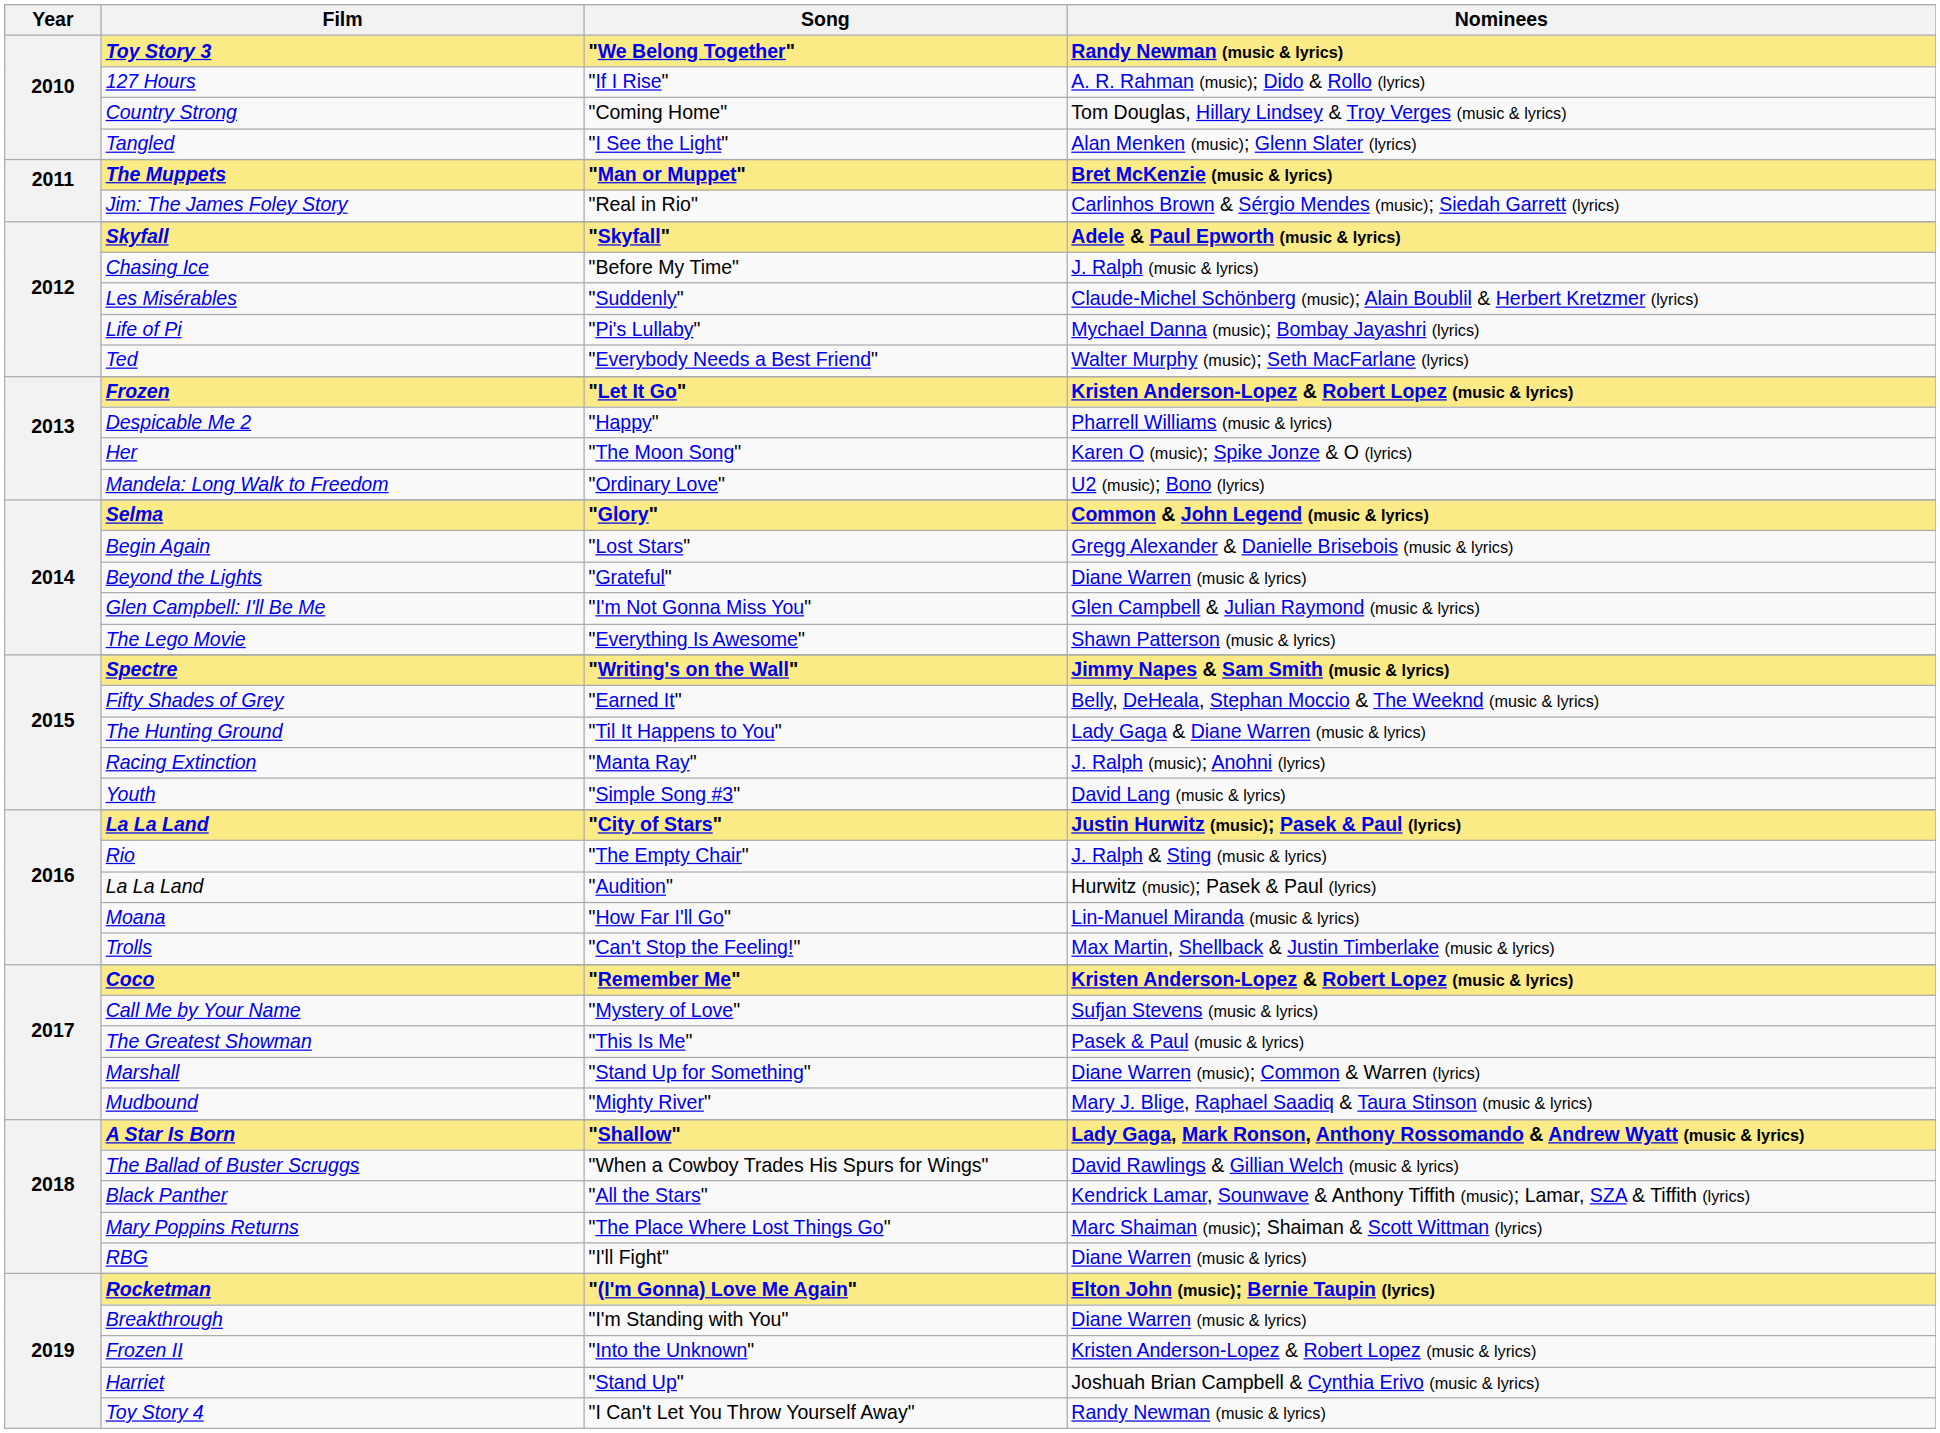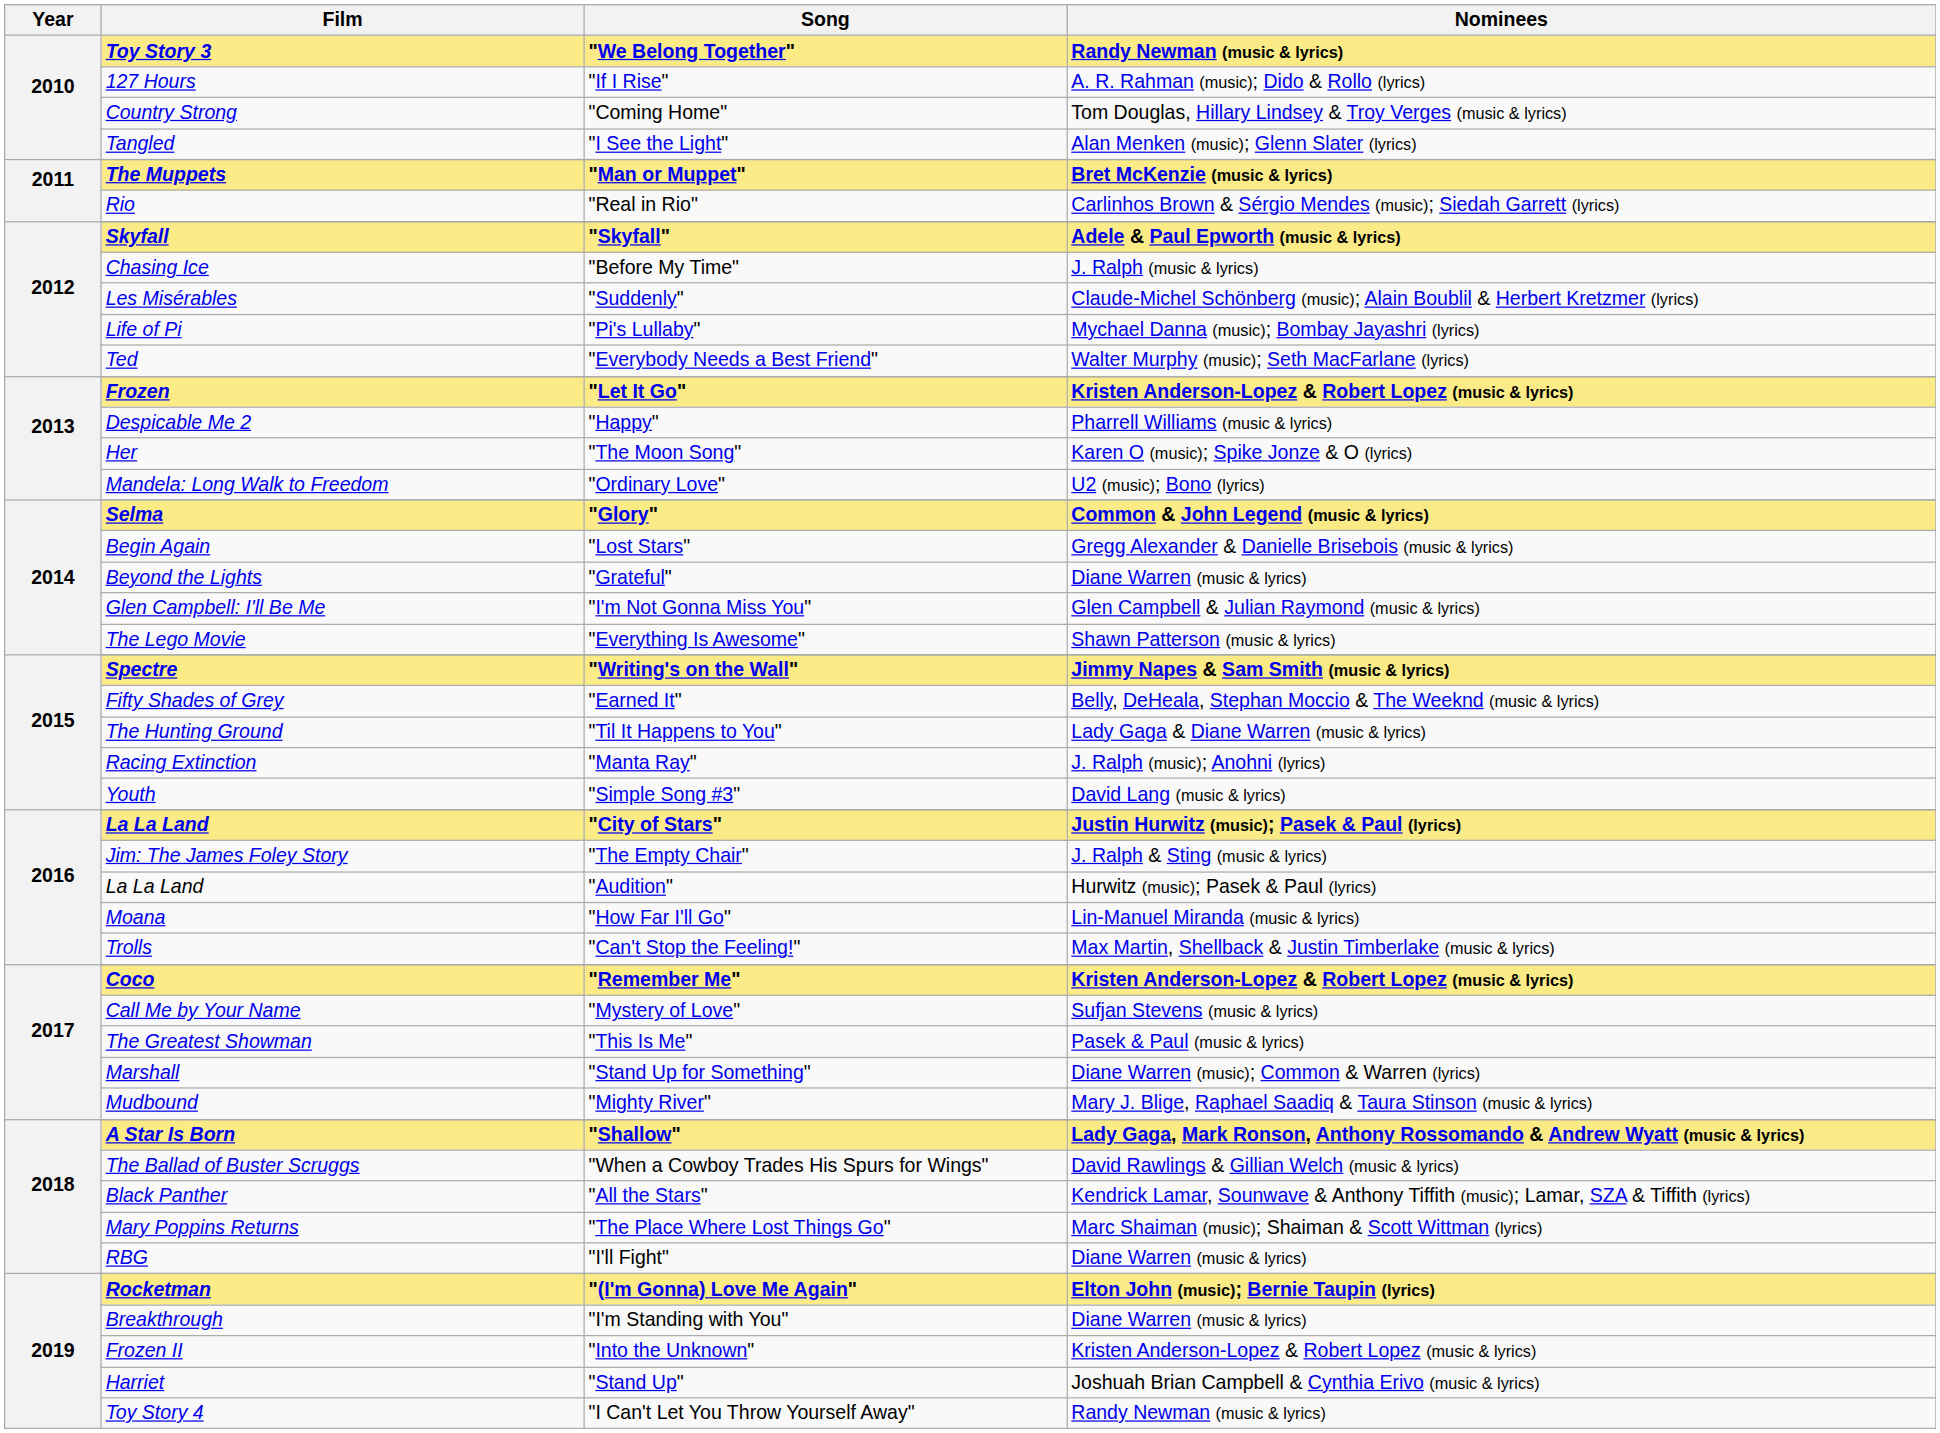(227, 205) Jim: The James Foley Story -> (120, 205) Rio
(120, 855) Rio -> (227, 855) Jim: The James Foley Story
